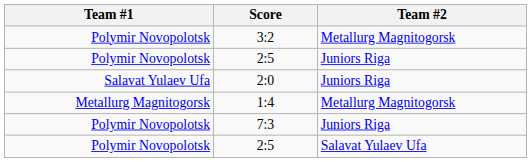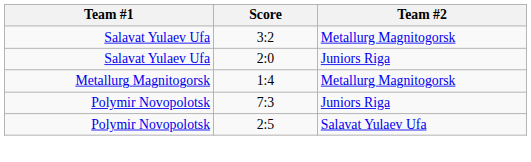(151, 37) Polymir Novopolotsk -> (157, 37) Salavat Yulaev Ufa
- row: (265, 59)
